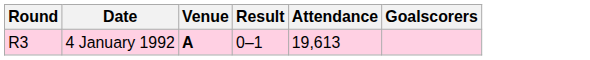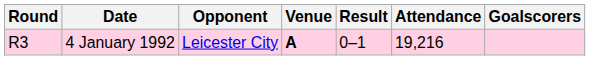+ column: (230, 17)
(316, 42) 19,613 -> (419, 42) 19,216
